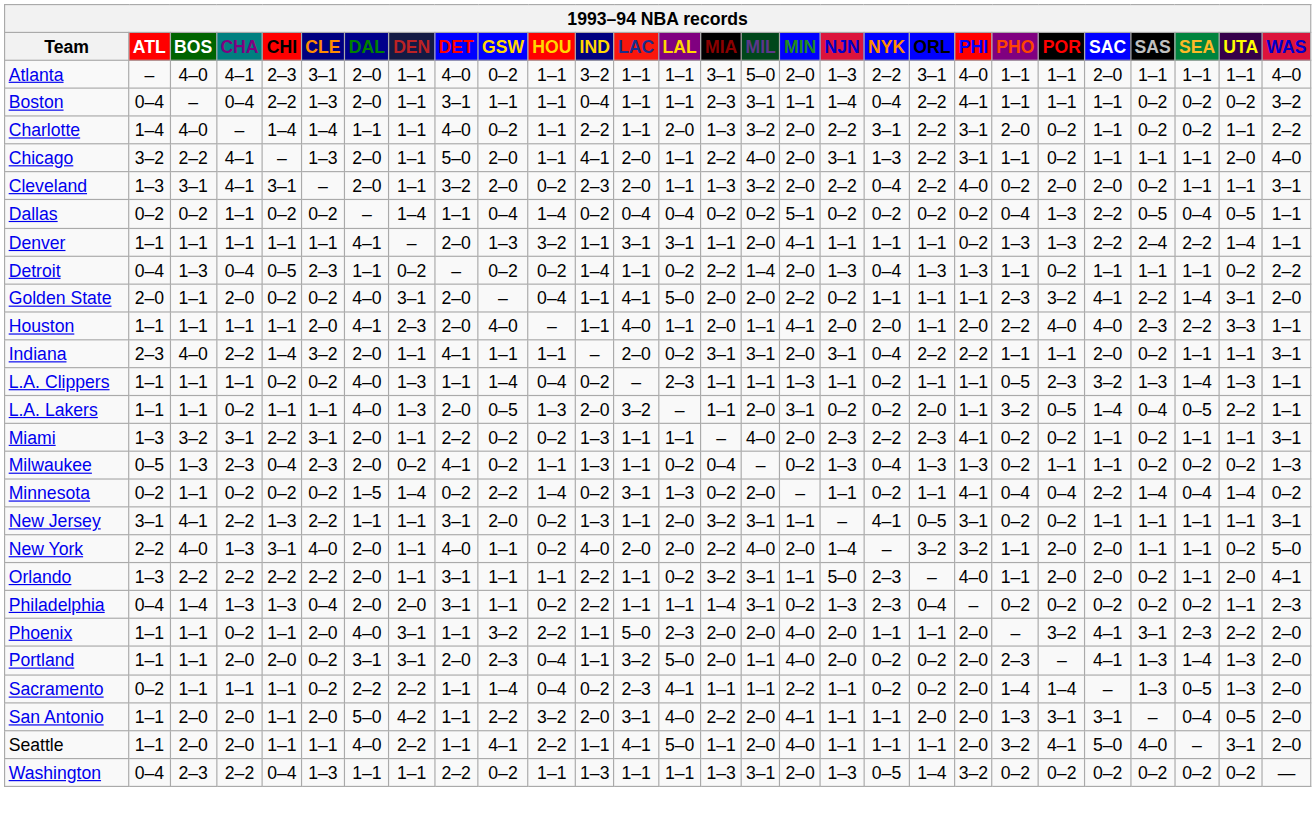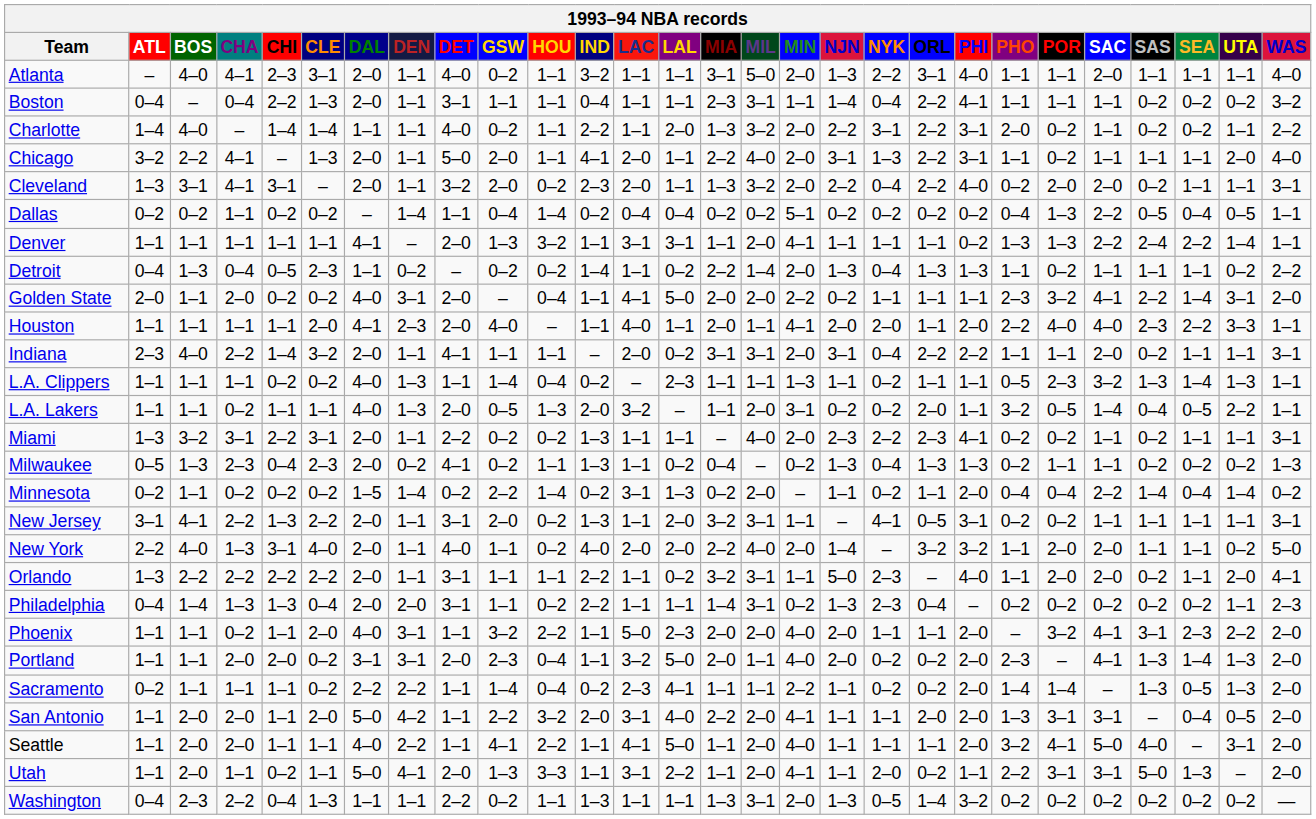(973, 493) 4–1 -> (973, 493) 2–0
(367, 521) 1–1 -> (367, 521) 2–0
+ row: (27, 772)
